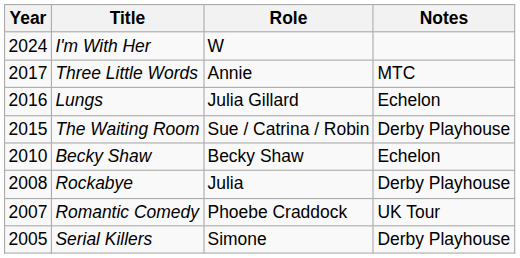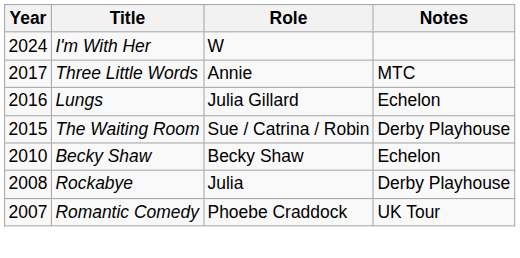- row: (104, 239)
